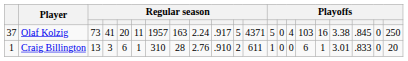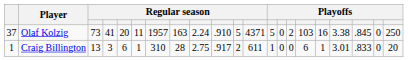(223, 32) .917 -> (223, 32) .910
(291, 32) 4 -> (291, 32) 2
(201, 48) 2.76 -> (201, 48) 2.75
(223, 48) .910 -> (223, 48) .917
